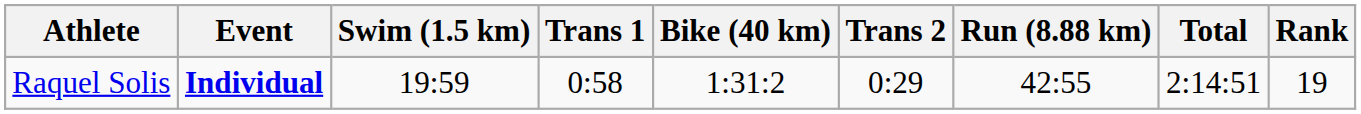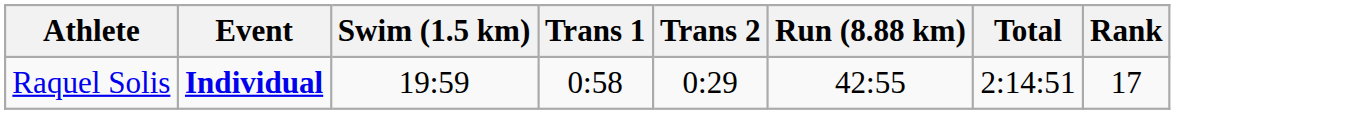- column: (745, 30)
(1312, 81) 19 -> (1126, 81) 17
